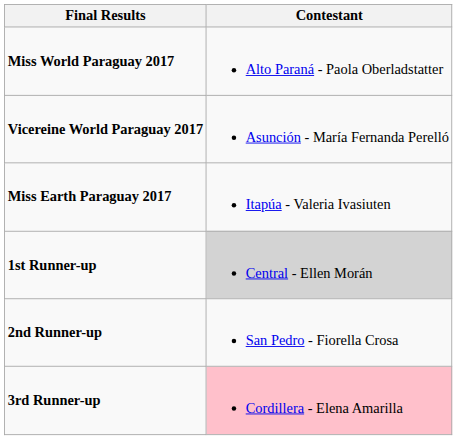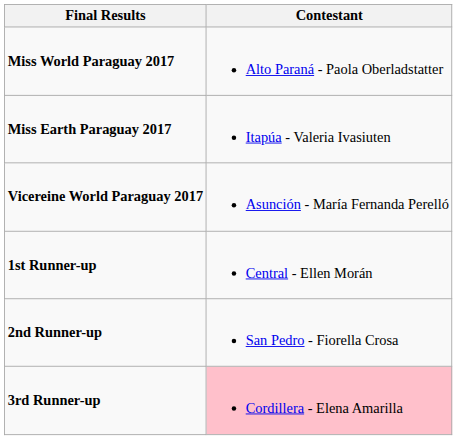rows swapped: (105, 129) <-> (90, 196)
(329, 273) lightgrey background -> (329, 273) no background
